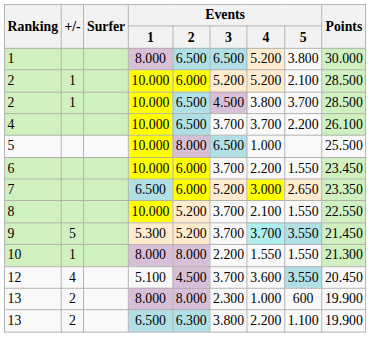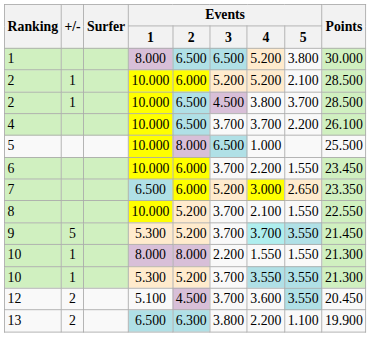+ row: (14, 277)
(73, 277) 4 -> (73, 299) 2
- row: (14, 299)
